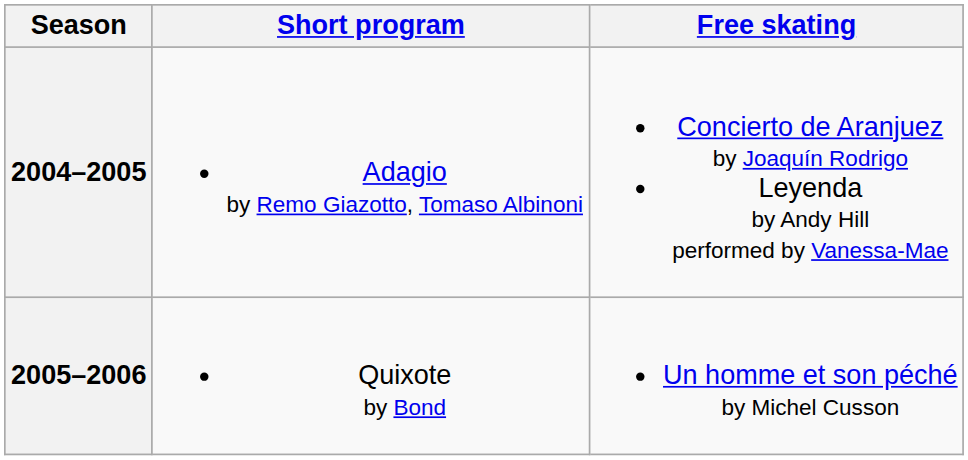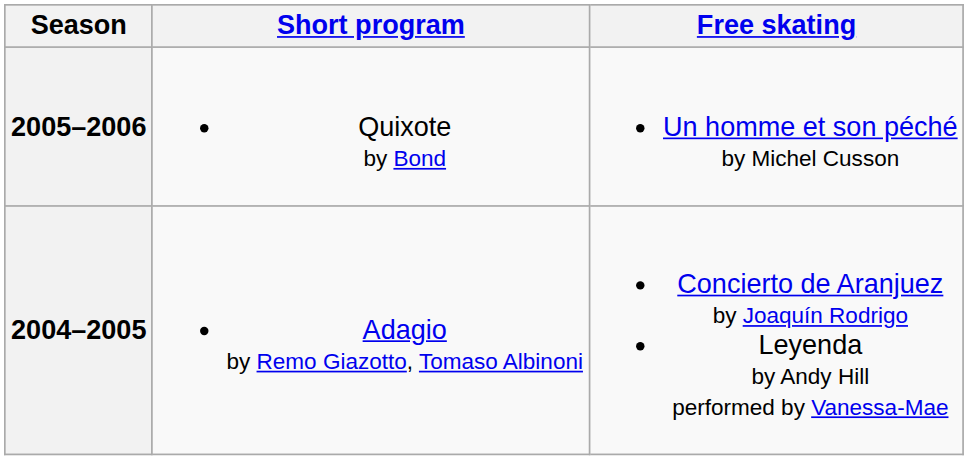rows swapped: (79, 375) <-> (79, 171)
